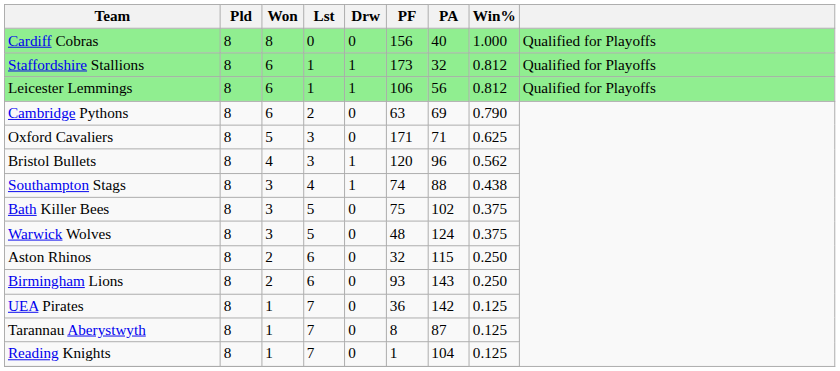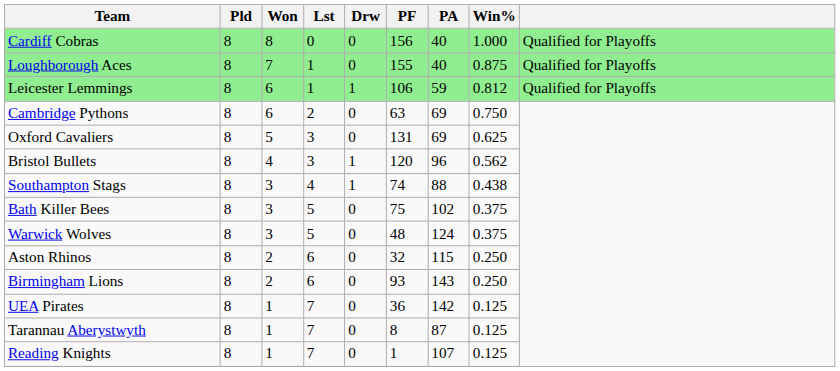+ row: (70, 64)
- row: (76, 64)
(439, 88) 56 -> (439, 88) 59
(490, 112) 0.790 -> (490, 112) 0.750
(401, 137) 171 -> (401, 137) 131
(439, 137) 71 -> (439, 137) 69
(443, 354) 104 -> (443, 354) 107
